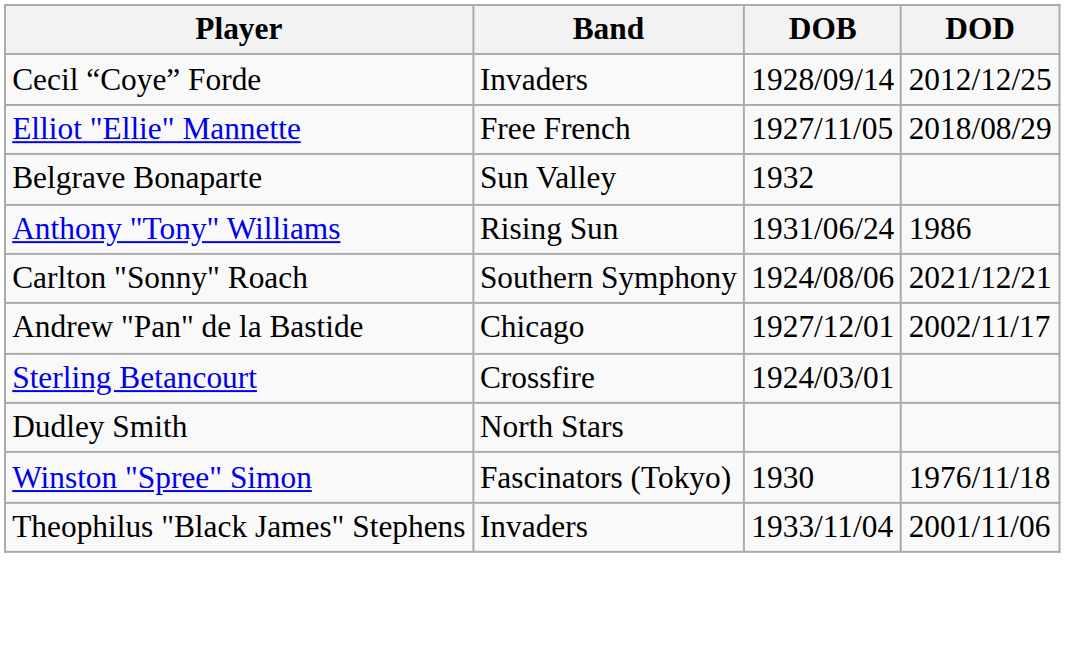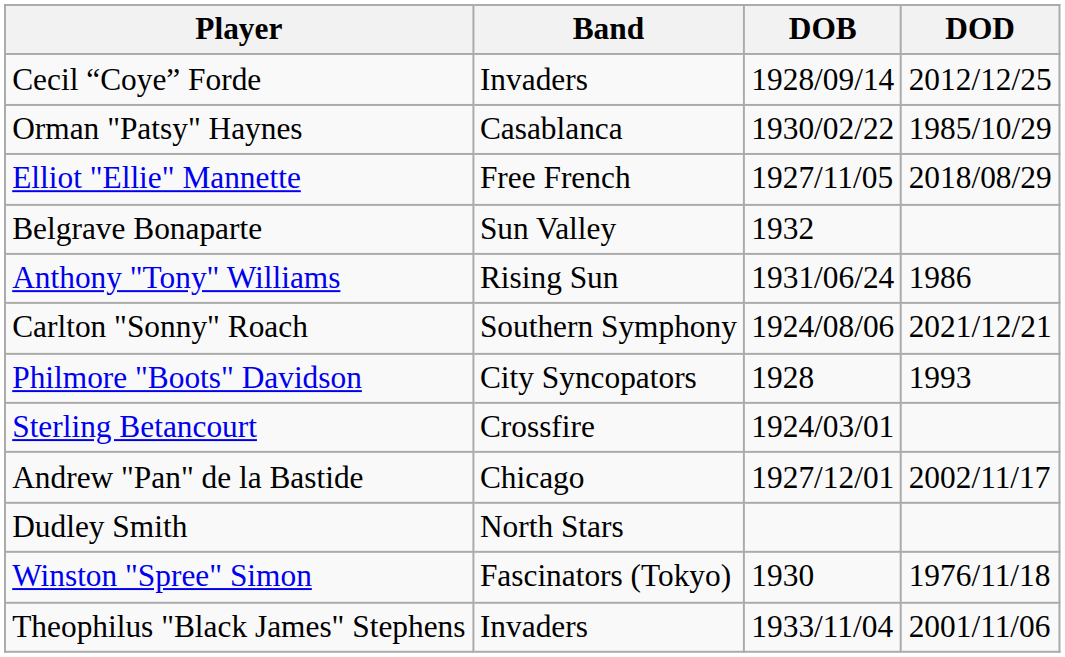+ row: (157, 128)
+ row: (187, 377)
rows swapped: (135, 377) <-> (188, 327)
